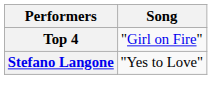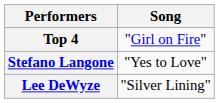+ row: (61, 86)
